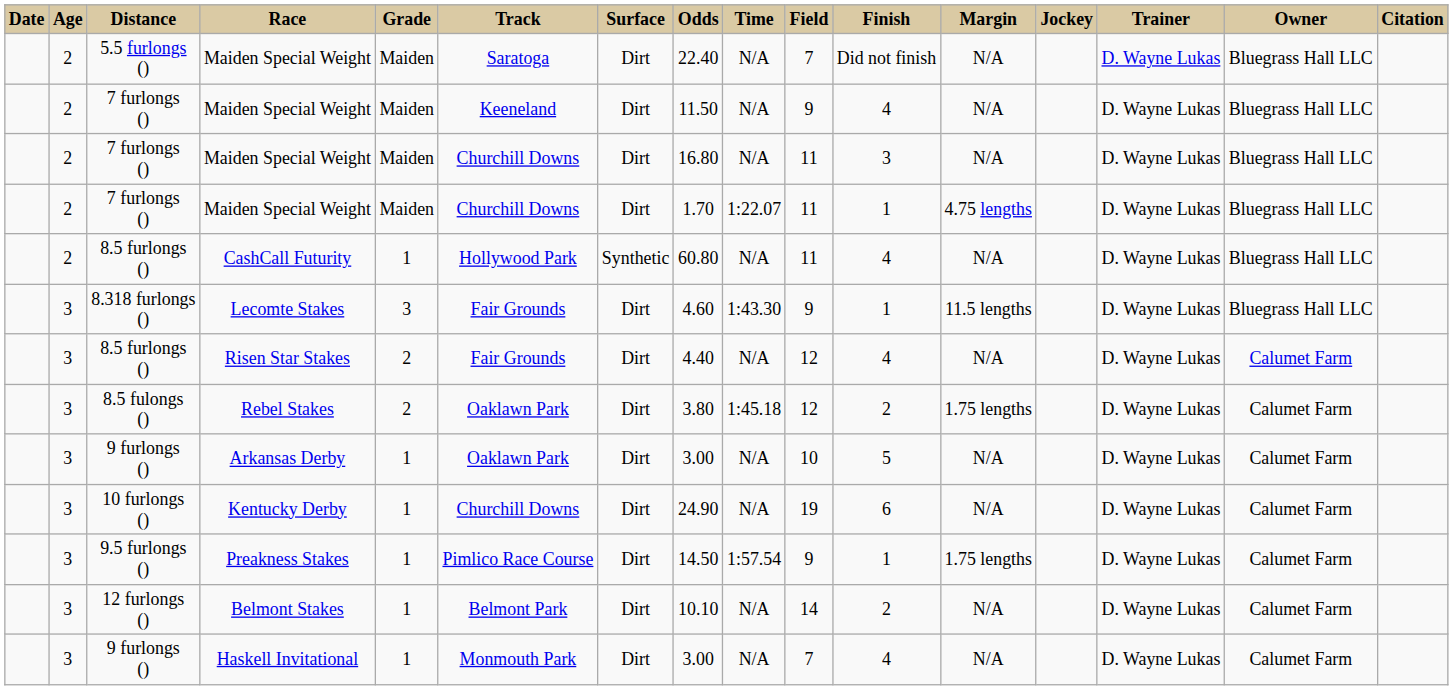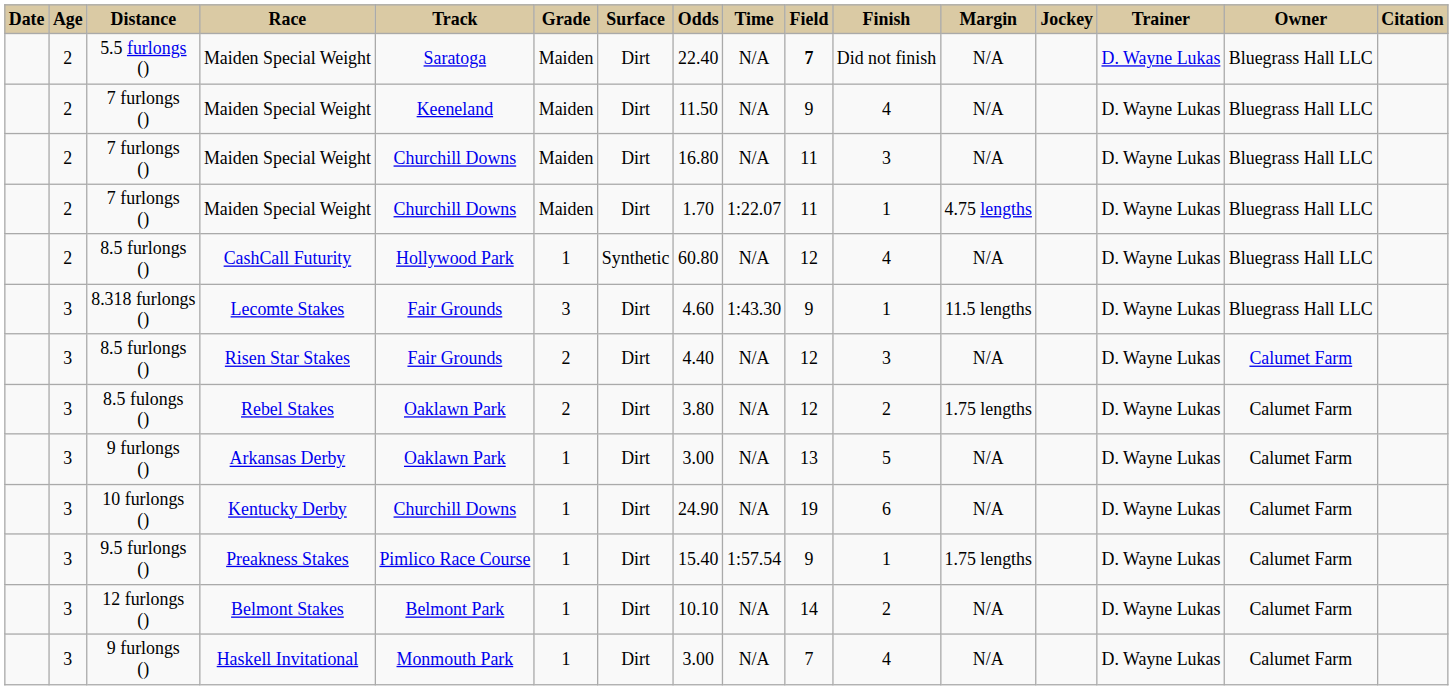columns swapped: (407, 18) <-> (518, 18)
(809, 58) normal -> (809, 58) bold
(809, 258) 11 -> (809, 258) 12
(886, 358) 4 -> (886, 358) 3
(754, 408) 1:45.18 -> (754, 408) N/A
(809, 459) 10 -> (809, 459) 13
(698, 559) 14.50 -> (698, 559) 15.40
